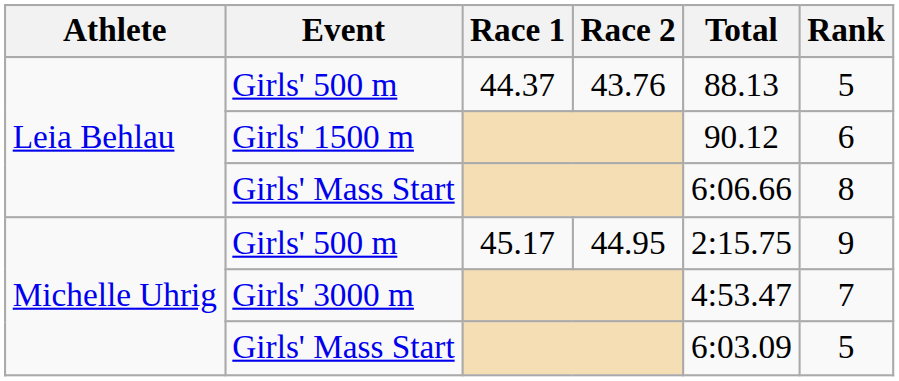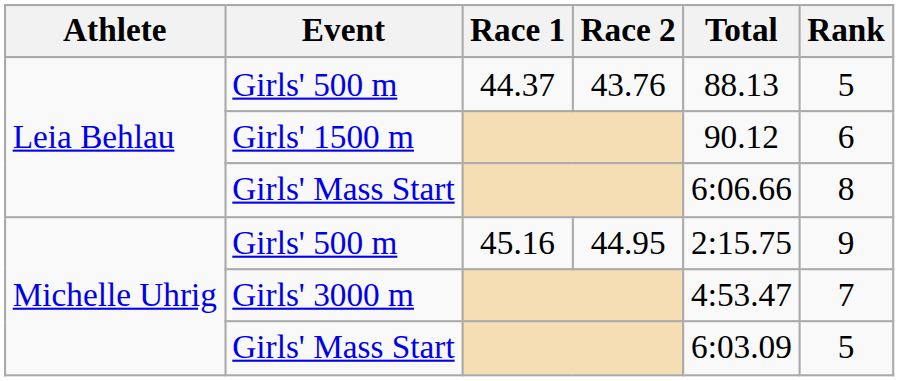(518, 242) 45.17 -> (518, 242) 45.16
